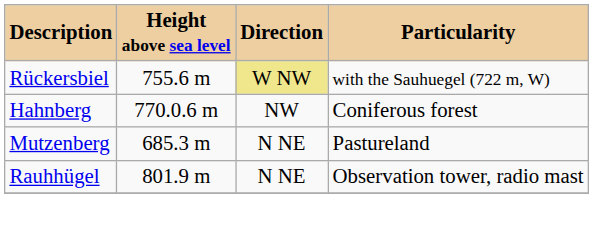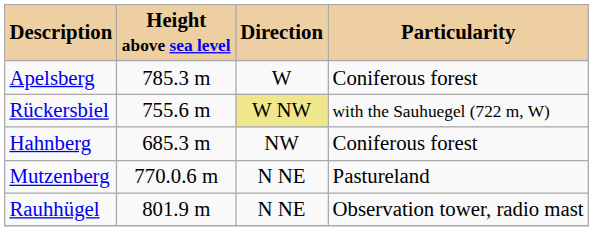+ row: (52, 77)
(176, 110) 770.0.6 m -> (176, 143) 685.3 m
(176, 143) 685.3 m -> (176, 176) 770.0.6 m
